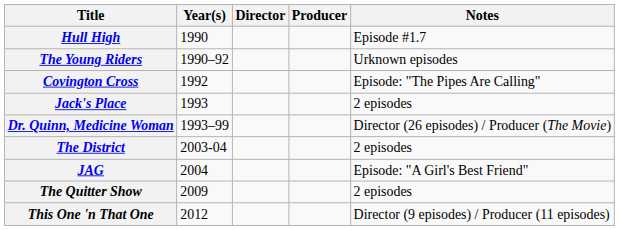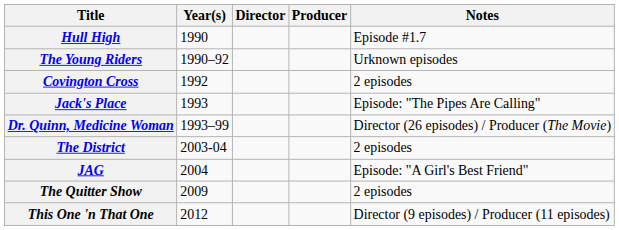(447, 81) Episode: "The Pipes Are Calling" -> (383, 81) 2 episodes
(383, 103) 2 episodes -> (447, 103) Episode: "The Pipes Are Calling"
